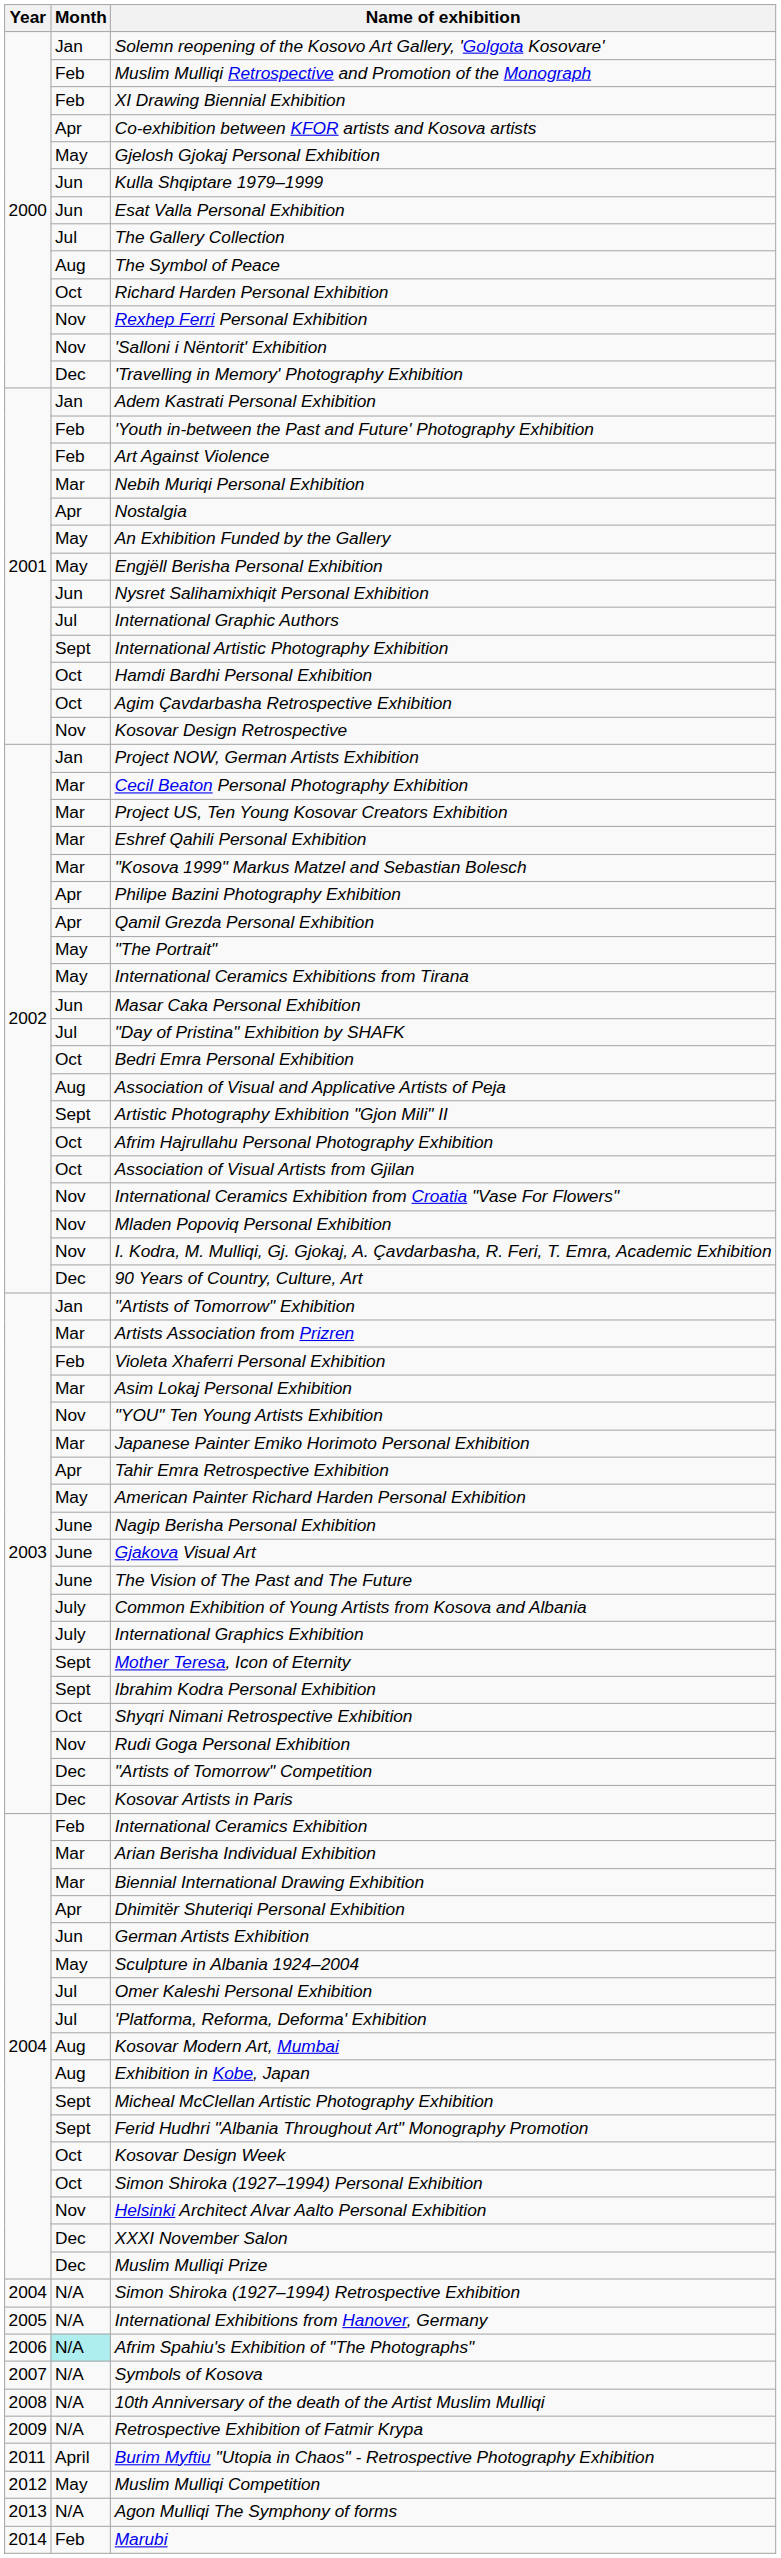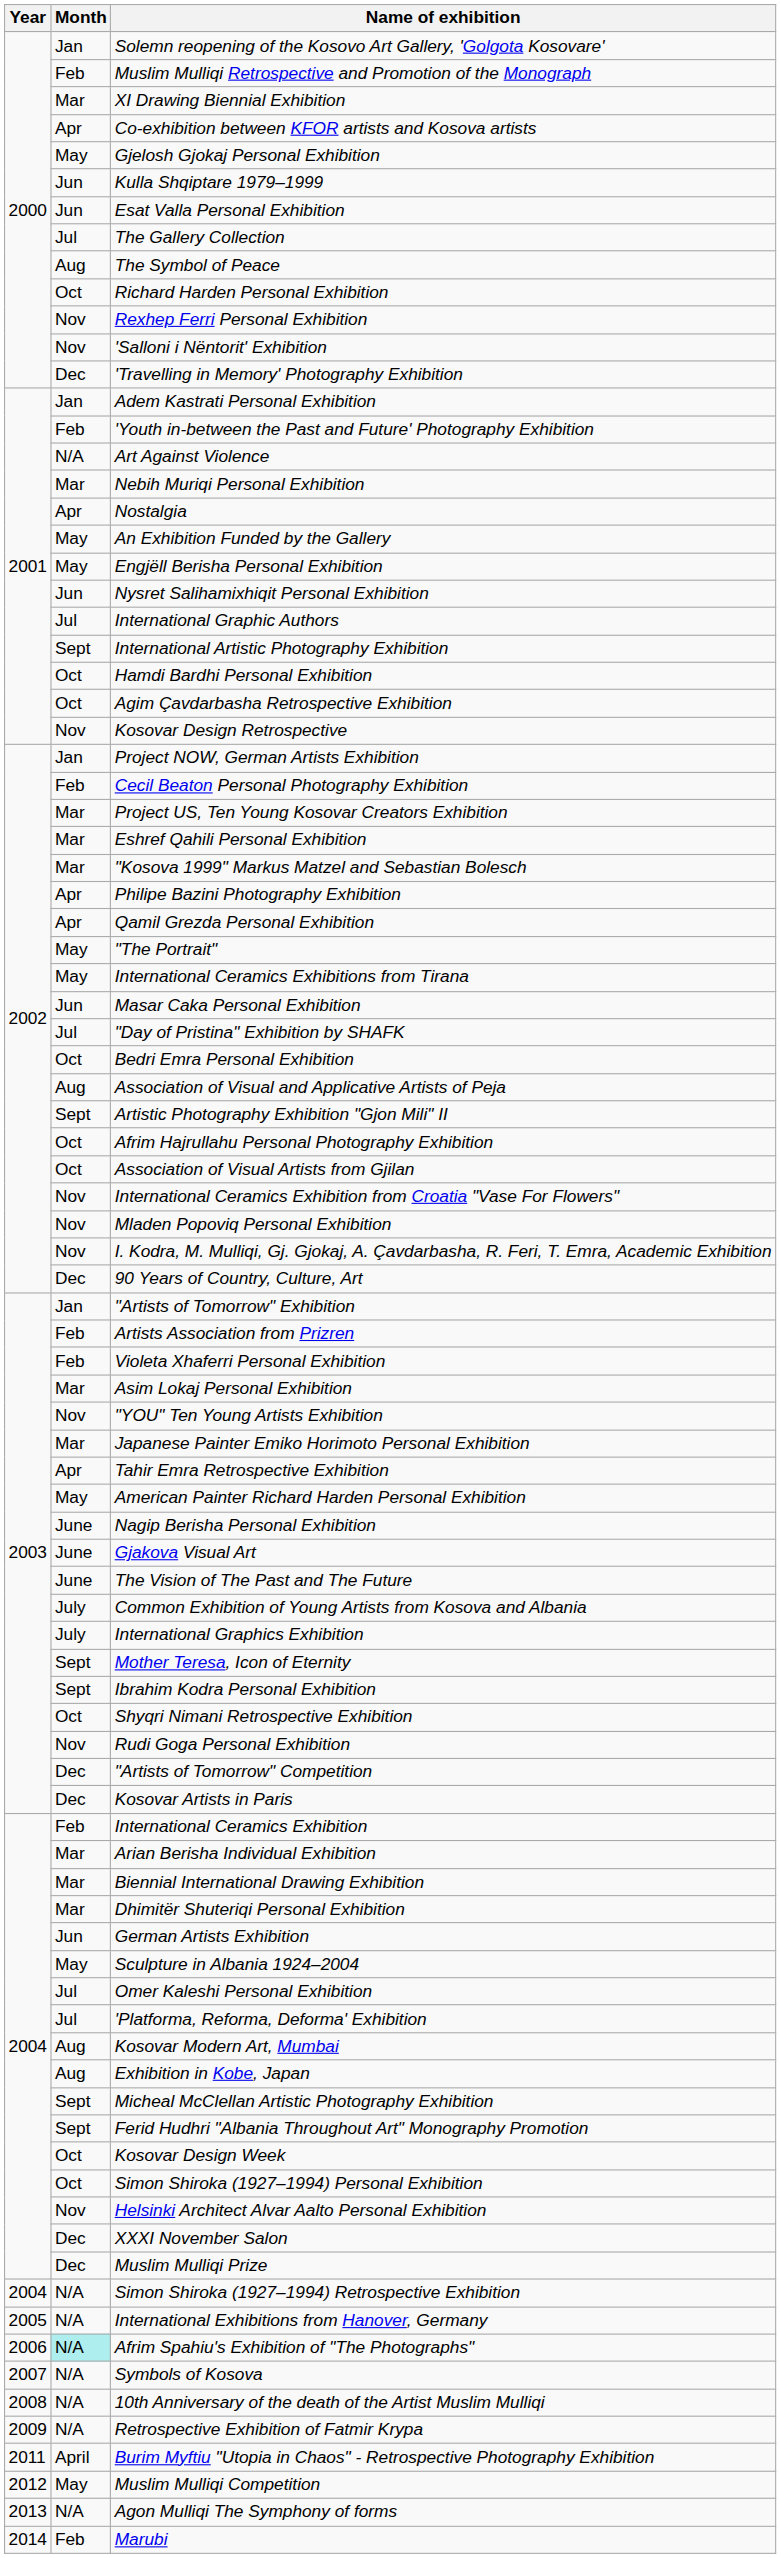(70, 100) Feb -> (70, 100) Mar
(70, 456) Feb -> (69, 456) N/A
(70, 785) Mar -> (70, 785) Feb
(70, 1333) Mar -> (70, 1333) Feb
(68, 1909) Apr -> (70, 1909) Mar
